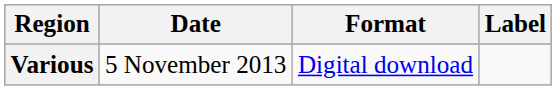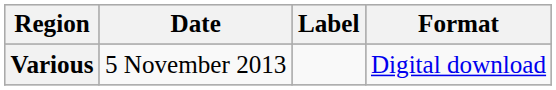columns swapped: (386, 24) <-> (515, 24)
